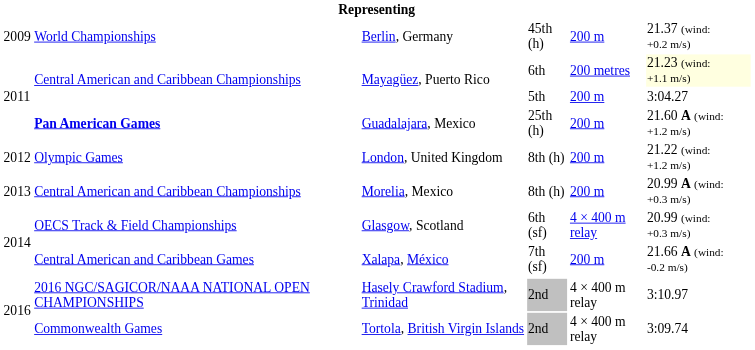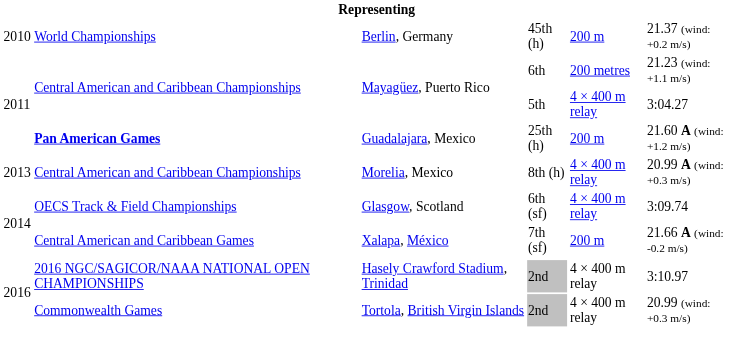(17, 36) 2009 -> (17, 36) 2010
(679, 70) lightyellow background -> (679, 70) no background
(587, 96) 200 m -> (598, 104) 4 × 400 m relay
- row: (432, 157)
(587, 191) 200 m -> (598, 172) 4 × 400 m relay
(679, 225) 20.99 (wind: +0.3 m/s) -> (667, 206) 3:09.74
(667, 329) 3:09.74 -> (679, 310) 20.99 (wind: +0.3 m/s)
